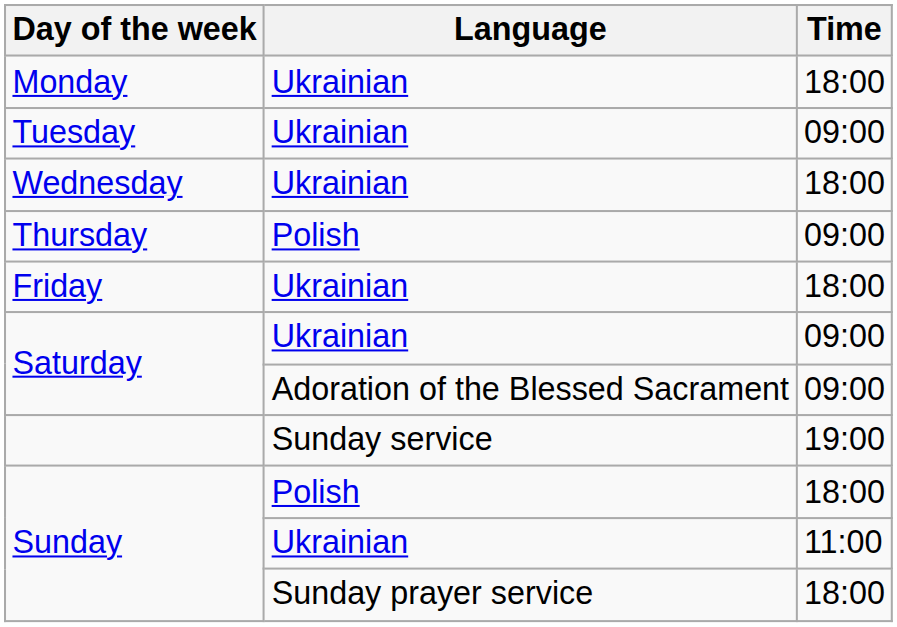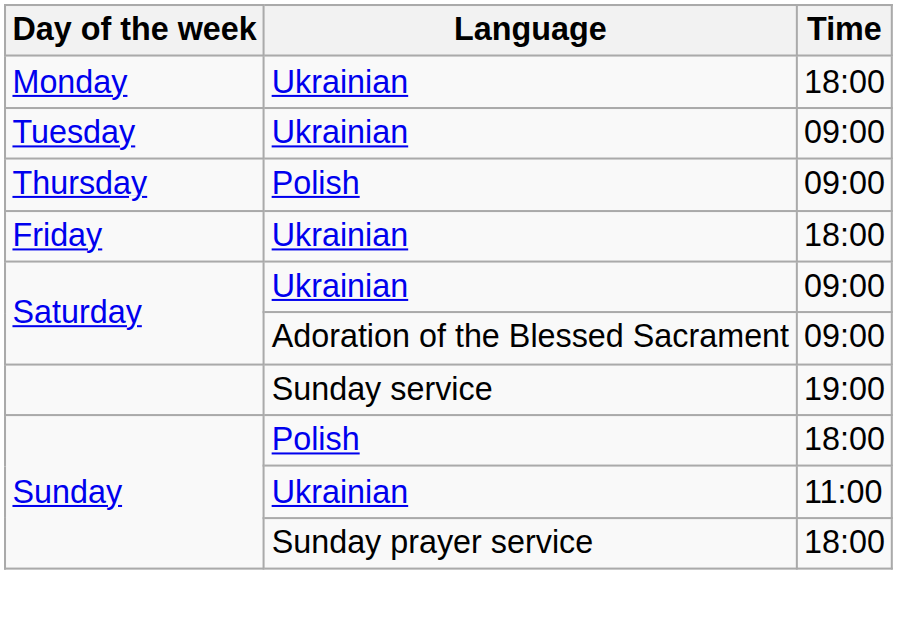- row: (98, 183)
